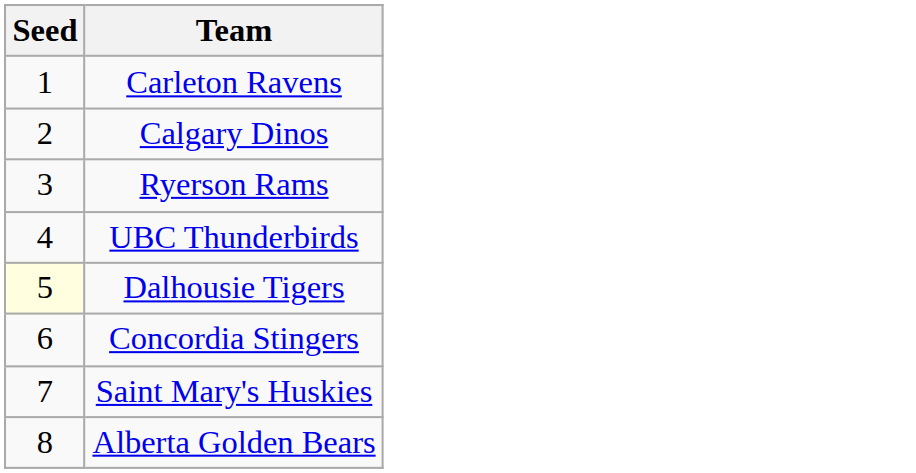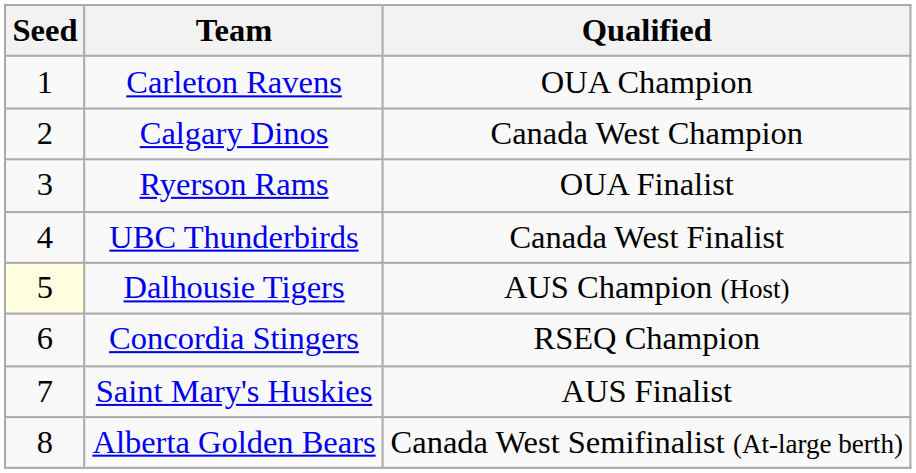+ column: (647, 30)
